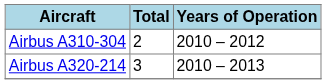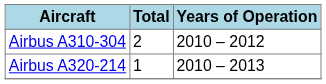(137, 66) 3 -> (137, 66) 1
